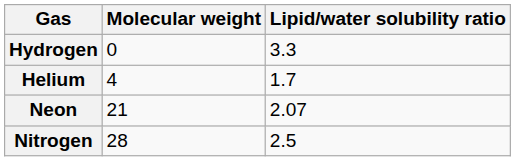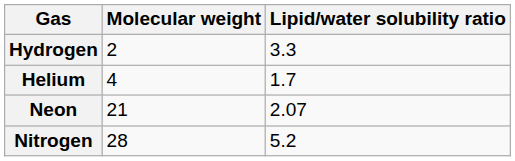(112, 49) 0 -> (112, 49) 2
(283, 140) 2.5 -> (283, 140) 5.2
